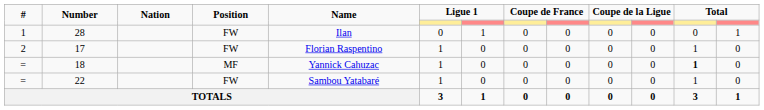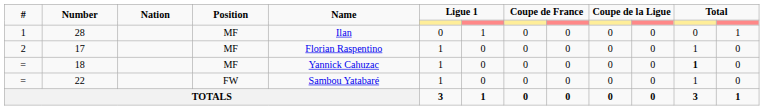(231, 33) FW -> (231, 33) MF
(231, 49) FW -> (231, 49) MF
